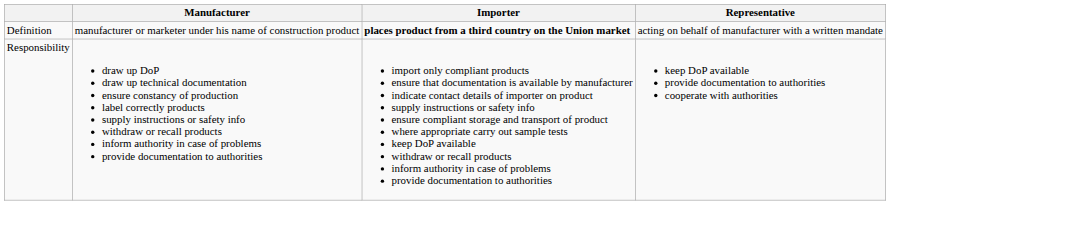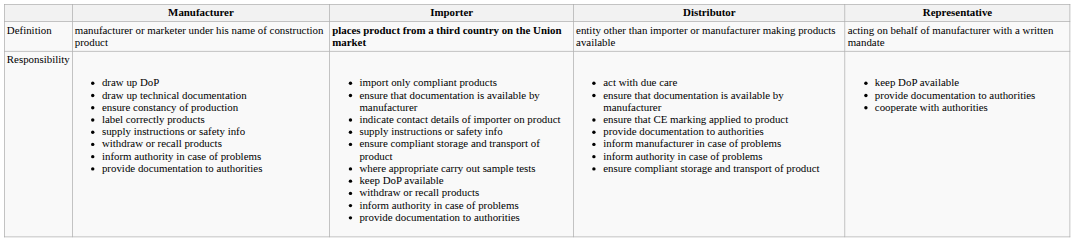+ column: (709, 13)
